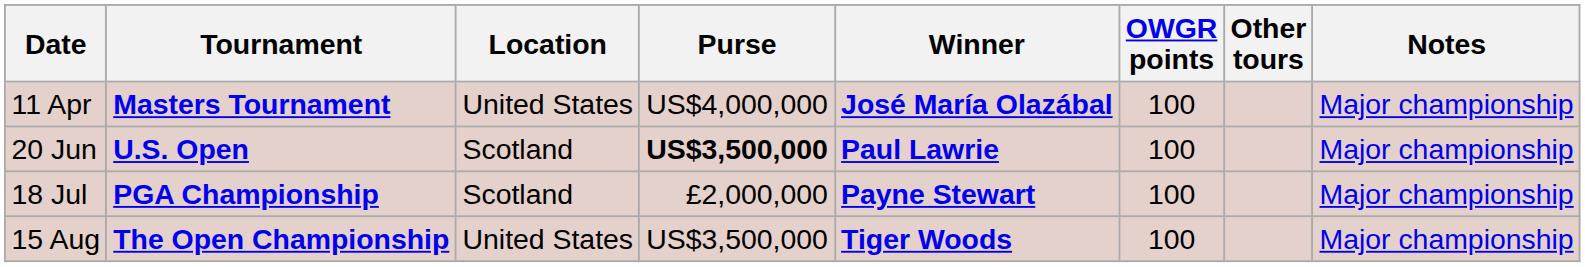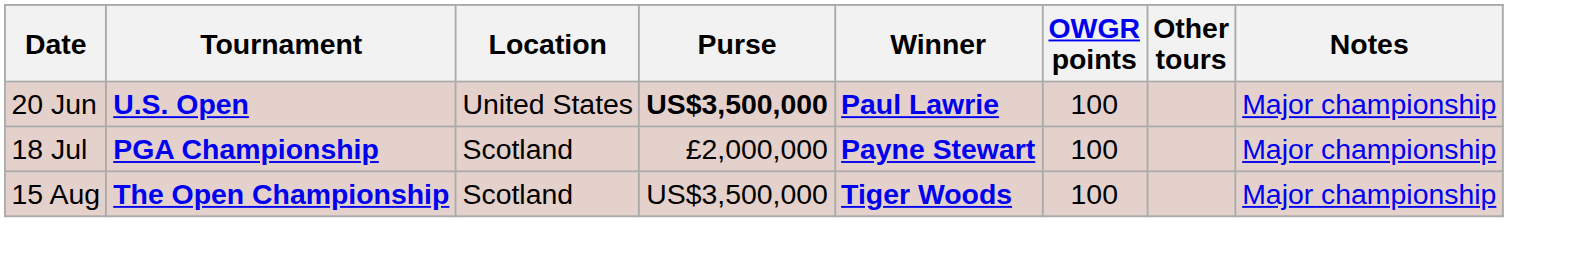- row: (52, 104)
(518, 149) Scotland -> (548, 104) United States
(548, 239) United States -> (518, 194) Scotland
